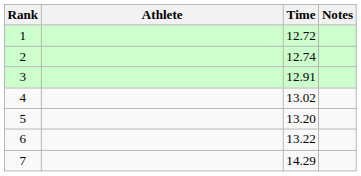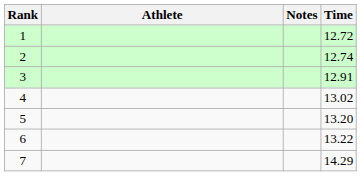columns swapped: (301, 14) <-> (338, 14)
